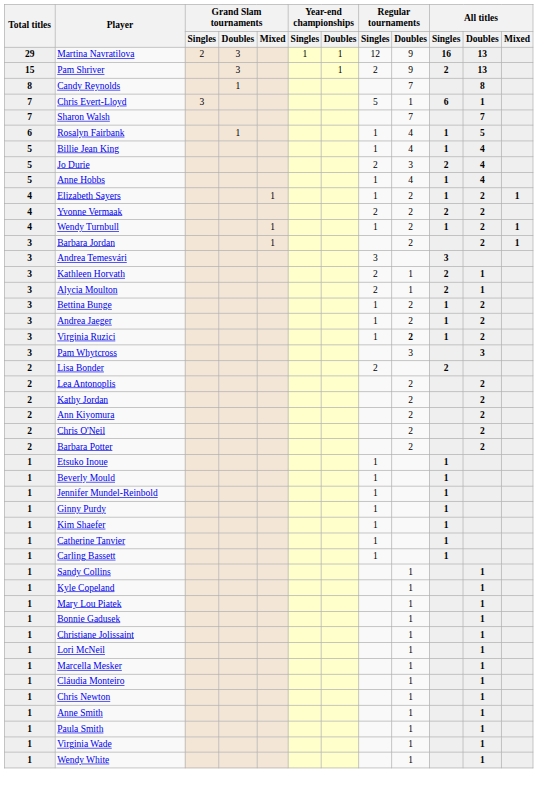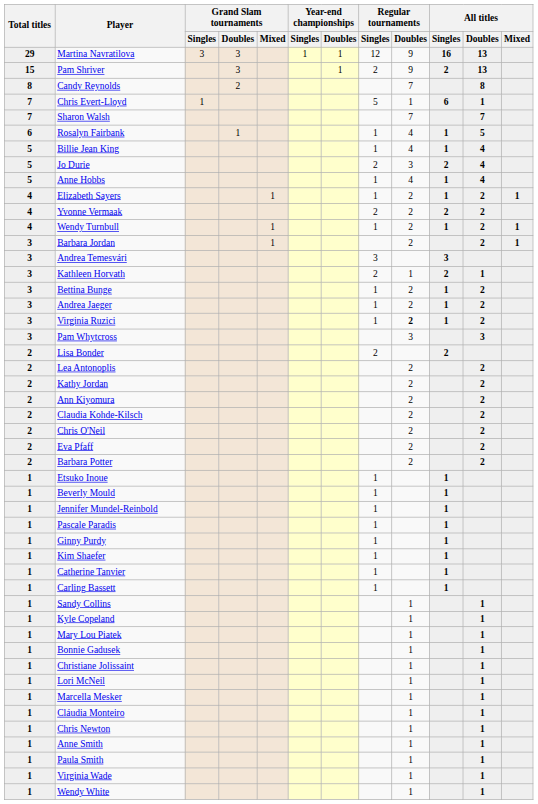(202, 55) 2 -> (202, 55) 3
(238, 86) 1 -> (238, 86) 2
(202, 102) 3 -> (202, 102) 1
- row: (87, 290)
+ row: (100, 415)
+ row: (75, 447)
+ row: (87, 525)
